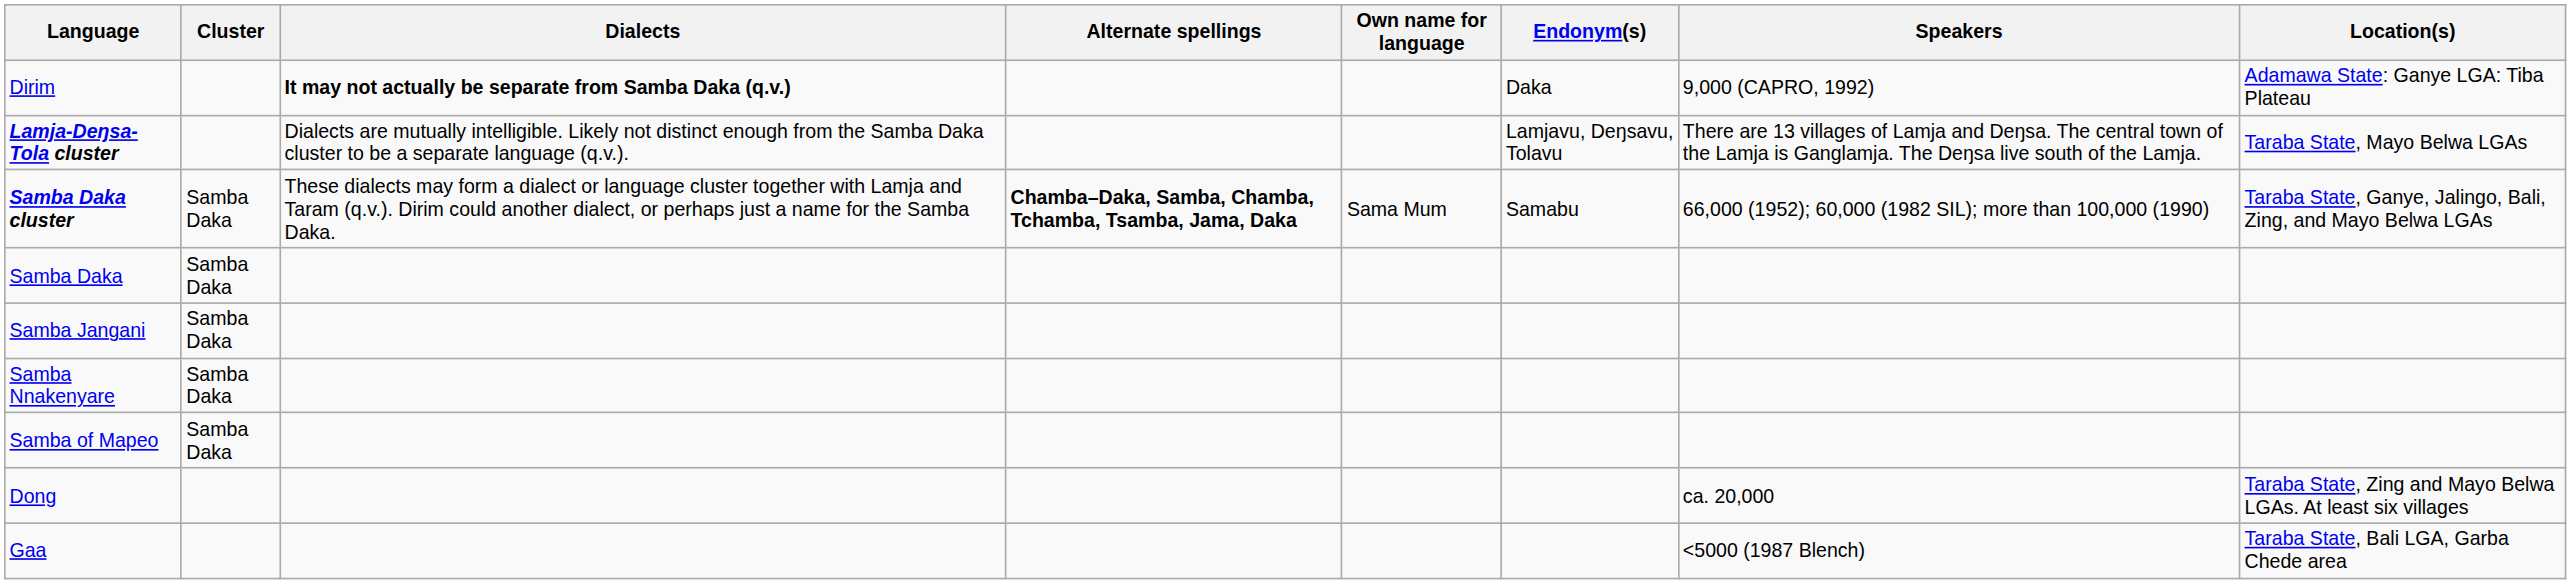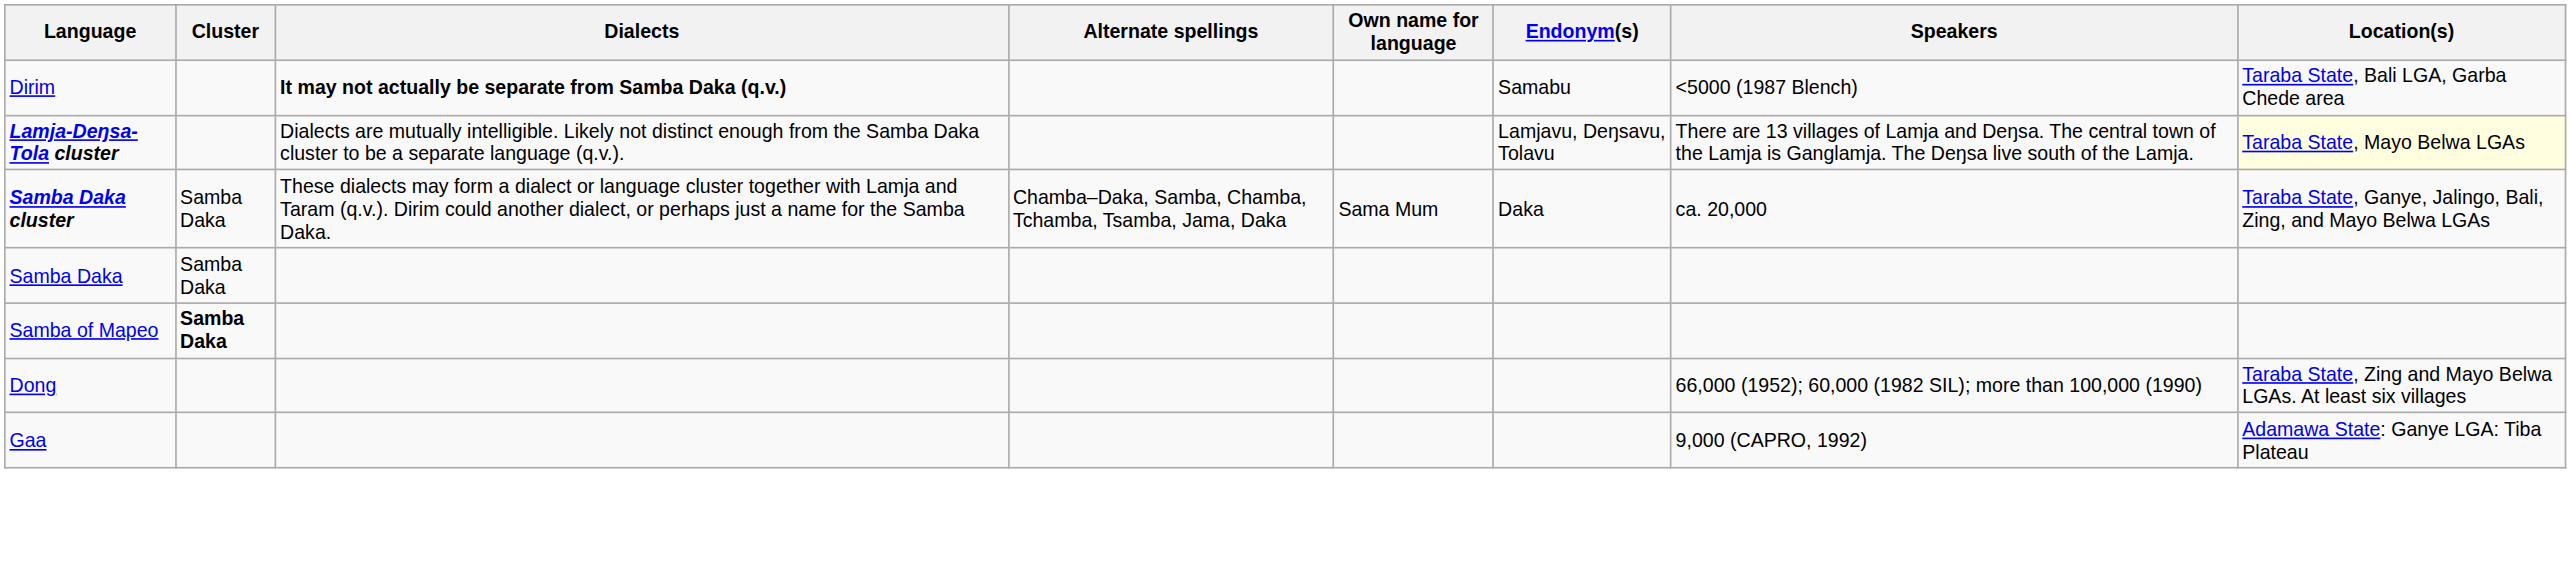(1529, 87) Daka -> (1535, 87) Samabu
(1779, 87) 9,000 (CAPRO, 1992) -> (1767, 87) <5000 (1987 Blench)
(2394, 87) Adamawa State: Ganye LGA: Tiba Plateau -> (2374, 87) Taraba State, Bali LGA, Garba Chede area
(2386, 142) no background -> (2384, 142) lightyellow background
(1162, 209) bold -> (1160, 209) normal
(1542, 209) Samabu -> (1521, 209) Daka
(1946, 209) 66,000 (1952); 60,000 (1982 SIL); more than 100,000 (1990) -> (1721, 209) ca. 20,000
- row: (77, 330)
- row: (62, 386)
(217, 441) normal -> (212, 330) bold
(1729, 496) ca. 20,000 -> (1939, 386) 66,000 (1952); 60,000 (1982 SIL); more than 100,000 (1990)
(1774, 551) <5000 (1987 Blench) -> (1771, 441) 9,000 (CAPRO, 1992)
(2377, 551) Taraba State, Bali LGA, Garba Chede area -> (2392, 441) Adamawa State: Ganye LGA: Tiba Plateau
